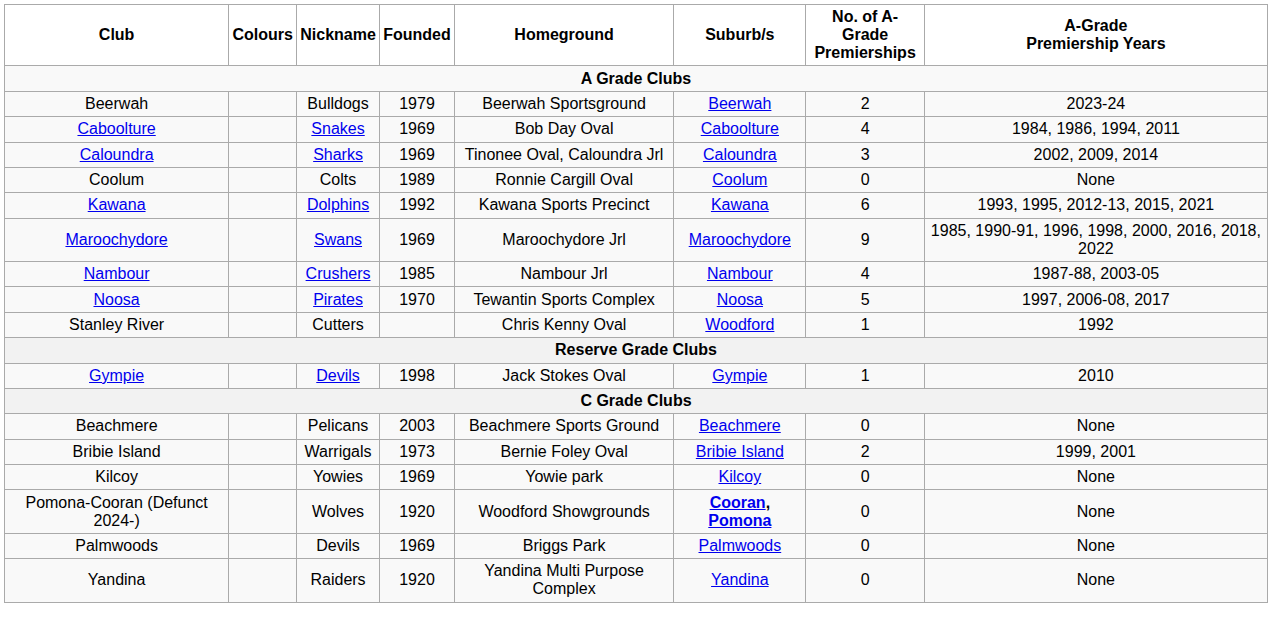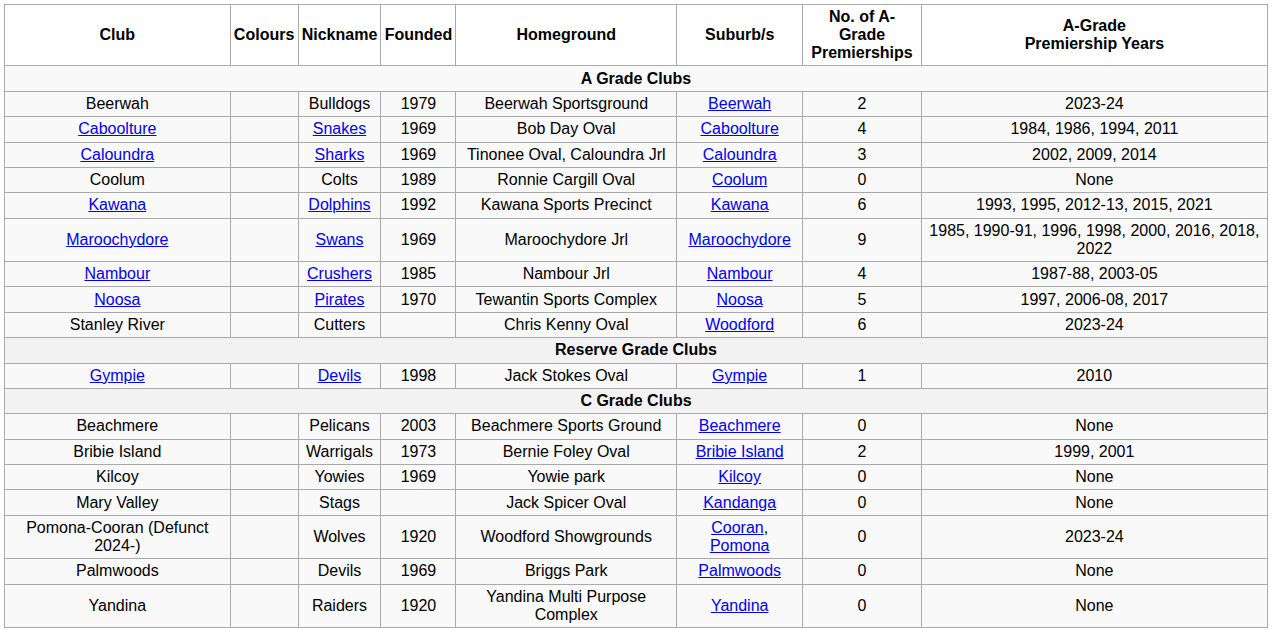(865, 324) 1 -> (862, 324) 6
(1096, 324) 1992 -> (1094, 324) 2023-24
+ row: (117, 502)
(740, 511) bold -> (740, 536) normal
(1096, 511) None -> (1094, 536) 2023-24
